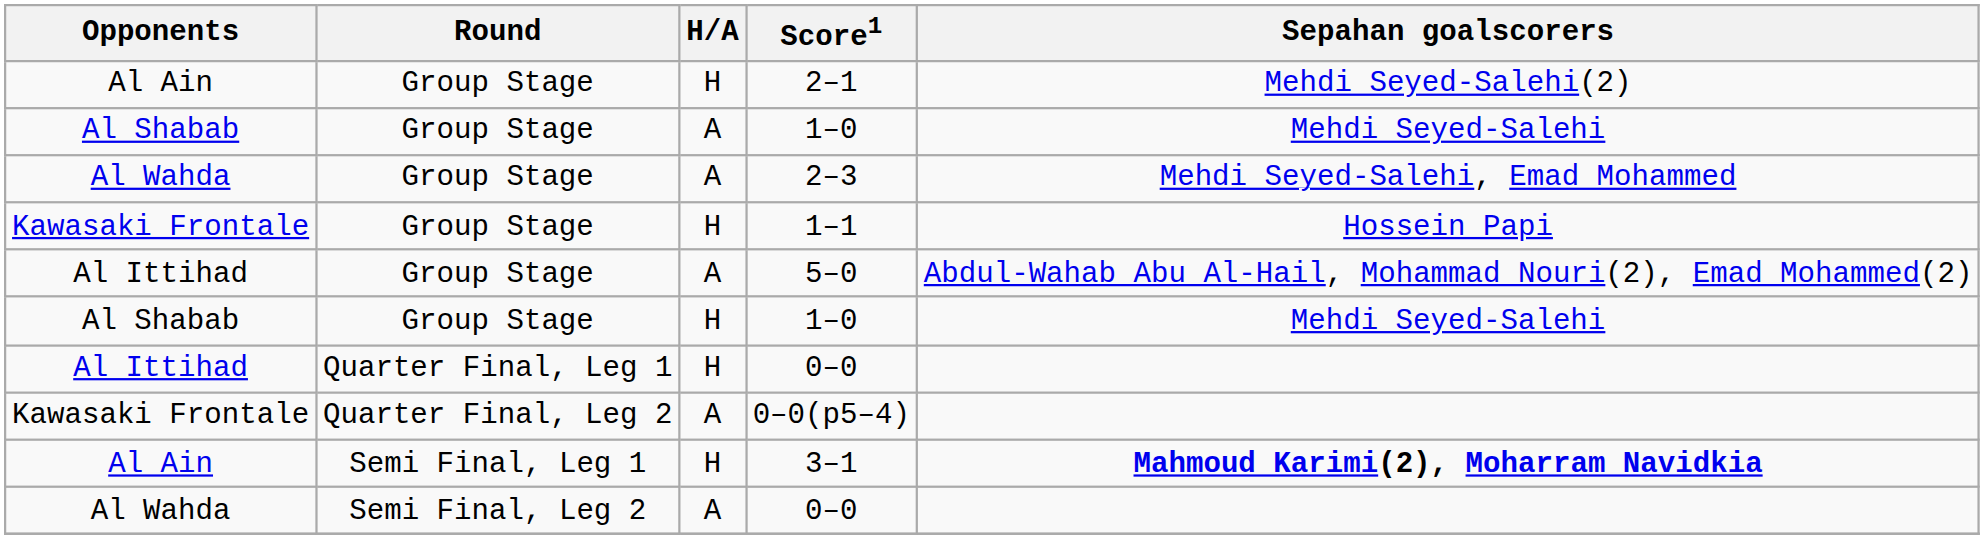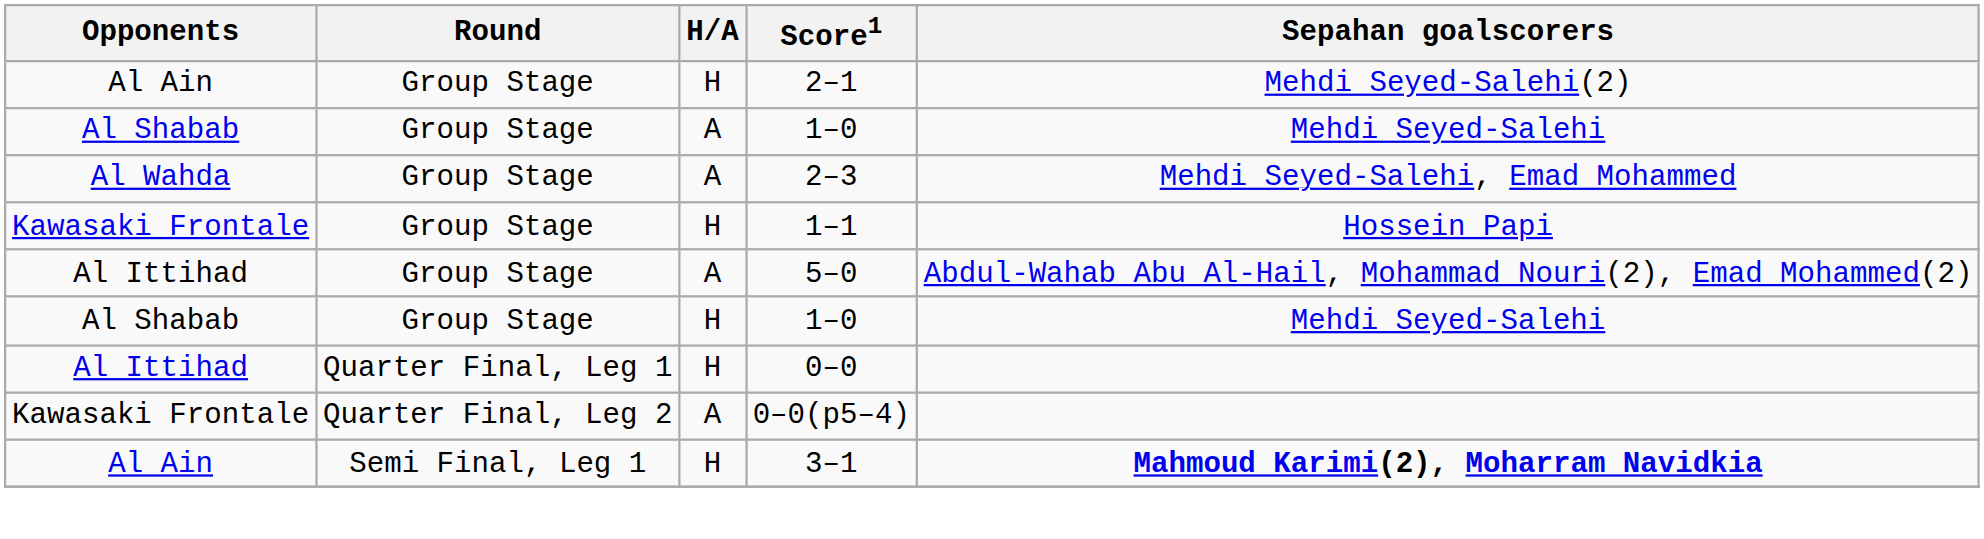- row: (713, 511)
